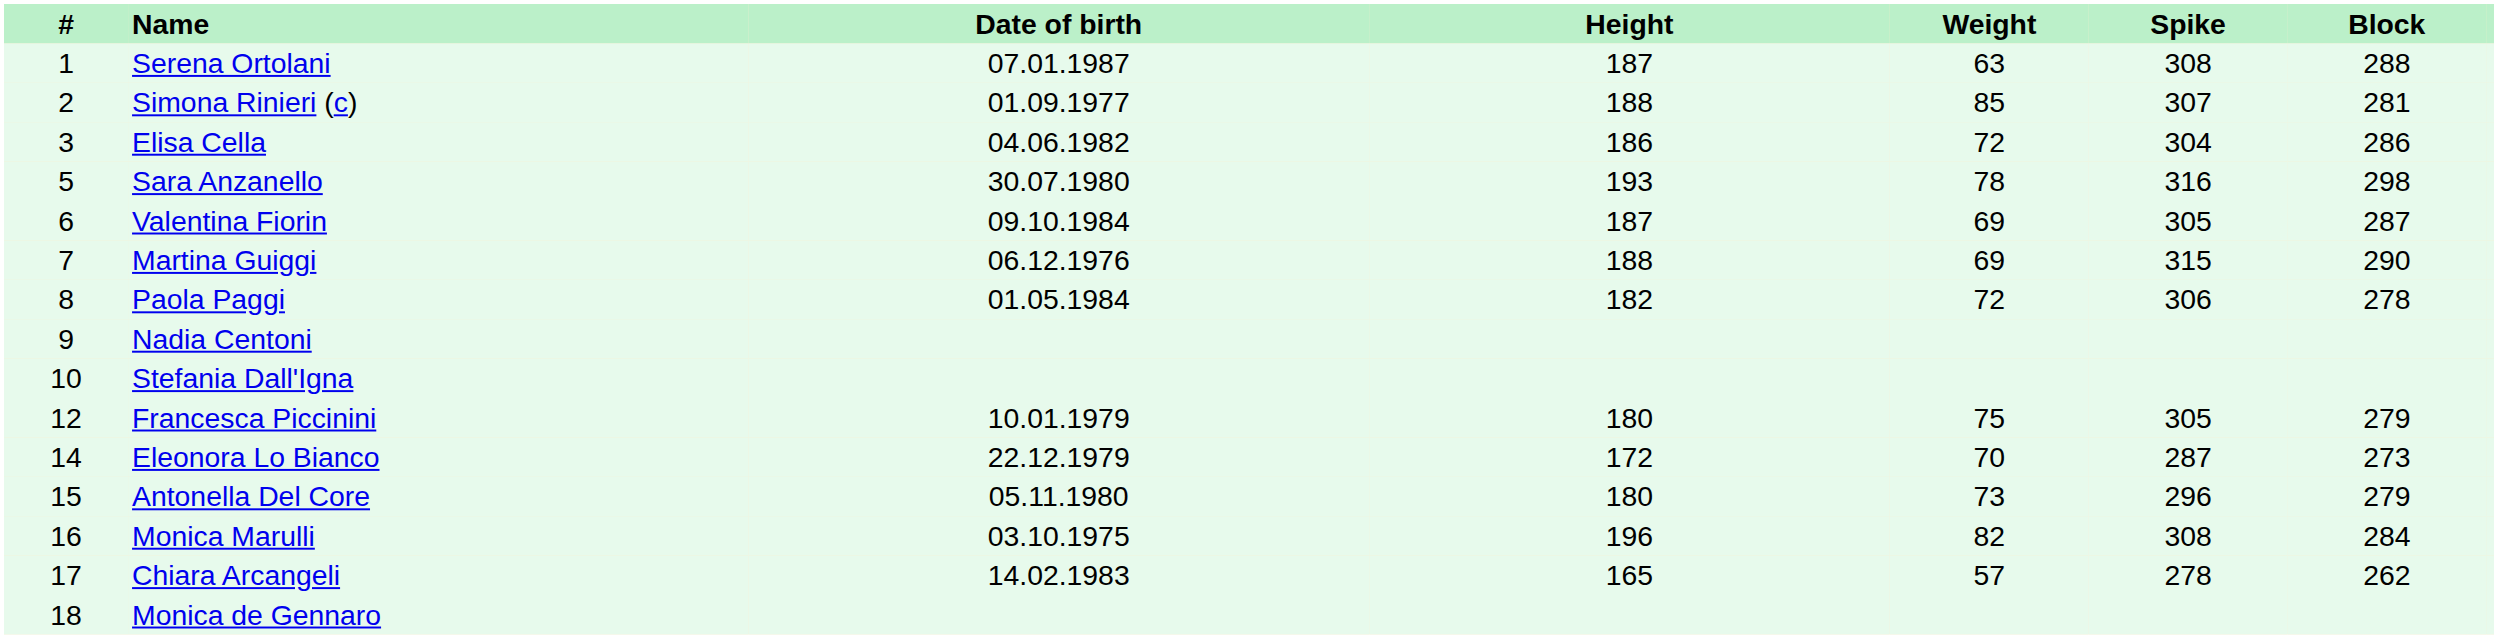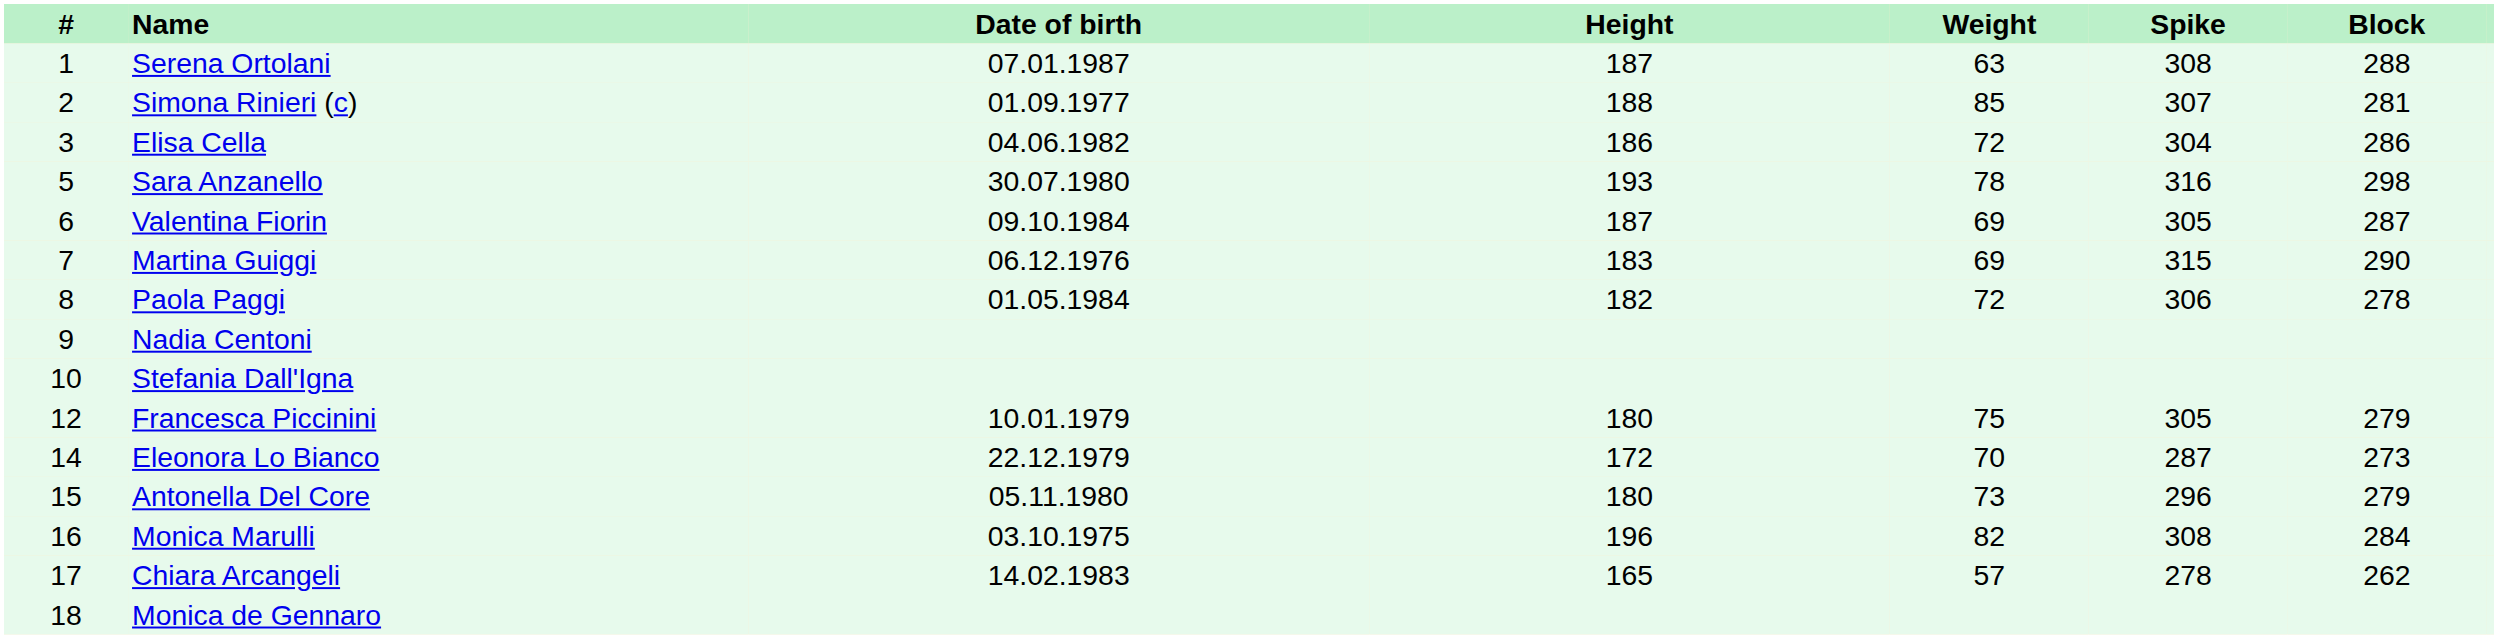(1629, 260) 188 -> (1629, 260) 183
